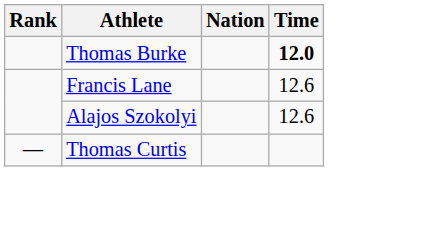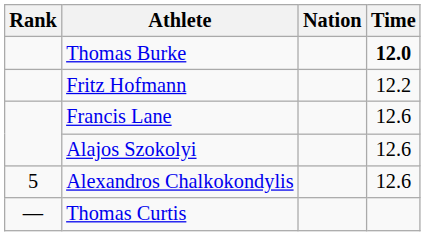+ row: (126, 85)
+ row: (180, 181)
